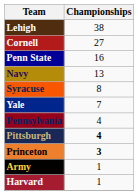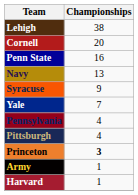(99, 43) 27 -> (99, 43) 20
(99, 89) 8 -> (99, 89) 9
(99, 136) bold -> (99, 136) normal
